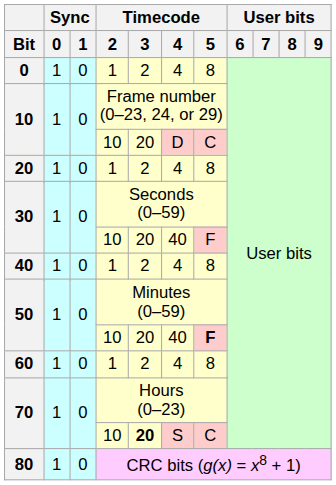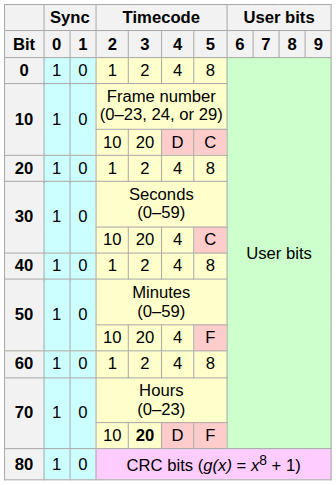(178, 239) 40 -> (178, 239) 4
(210, 239) F -> (210, 239) C
(178, 337) 40 -> (178, 337) 4
(210, 337) bold -> (210, 337) normal
(178, 435) S -> (178, 435) D
(210, 435) C -> (210, 435) F
